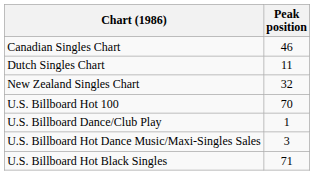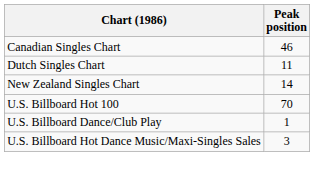(287, 84) 32 -> (287, 84) 14
- row: (87, 160)
